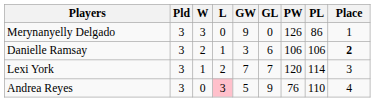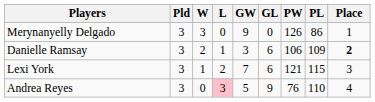(317, 50) 106 -> (317, 50) 109
(270, 69) 7 -> (270, 69) 6
(293, 69) 120 -> (293, 69) 121
(317, 69) 114 -> (317, 69) 115
